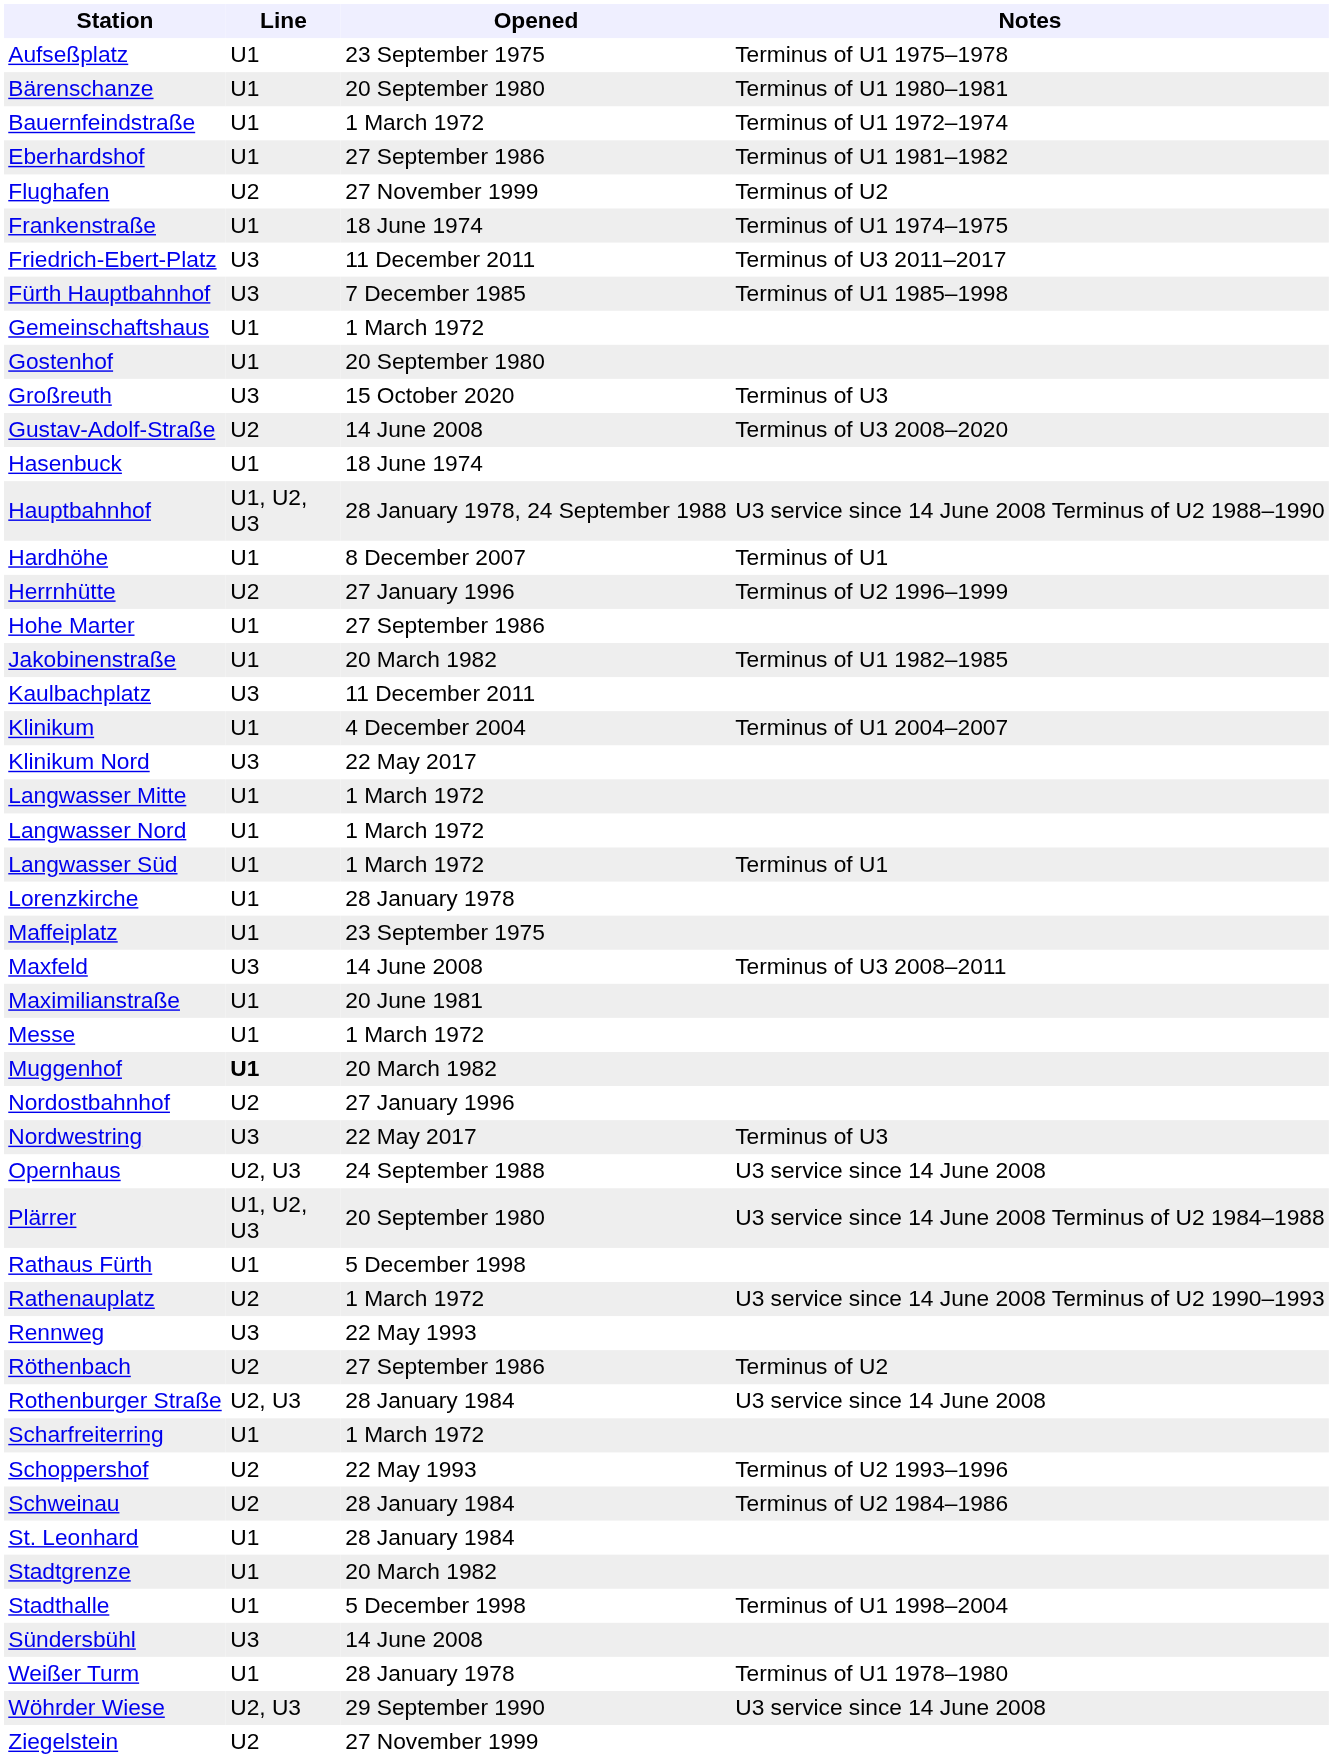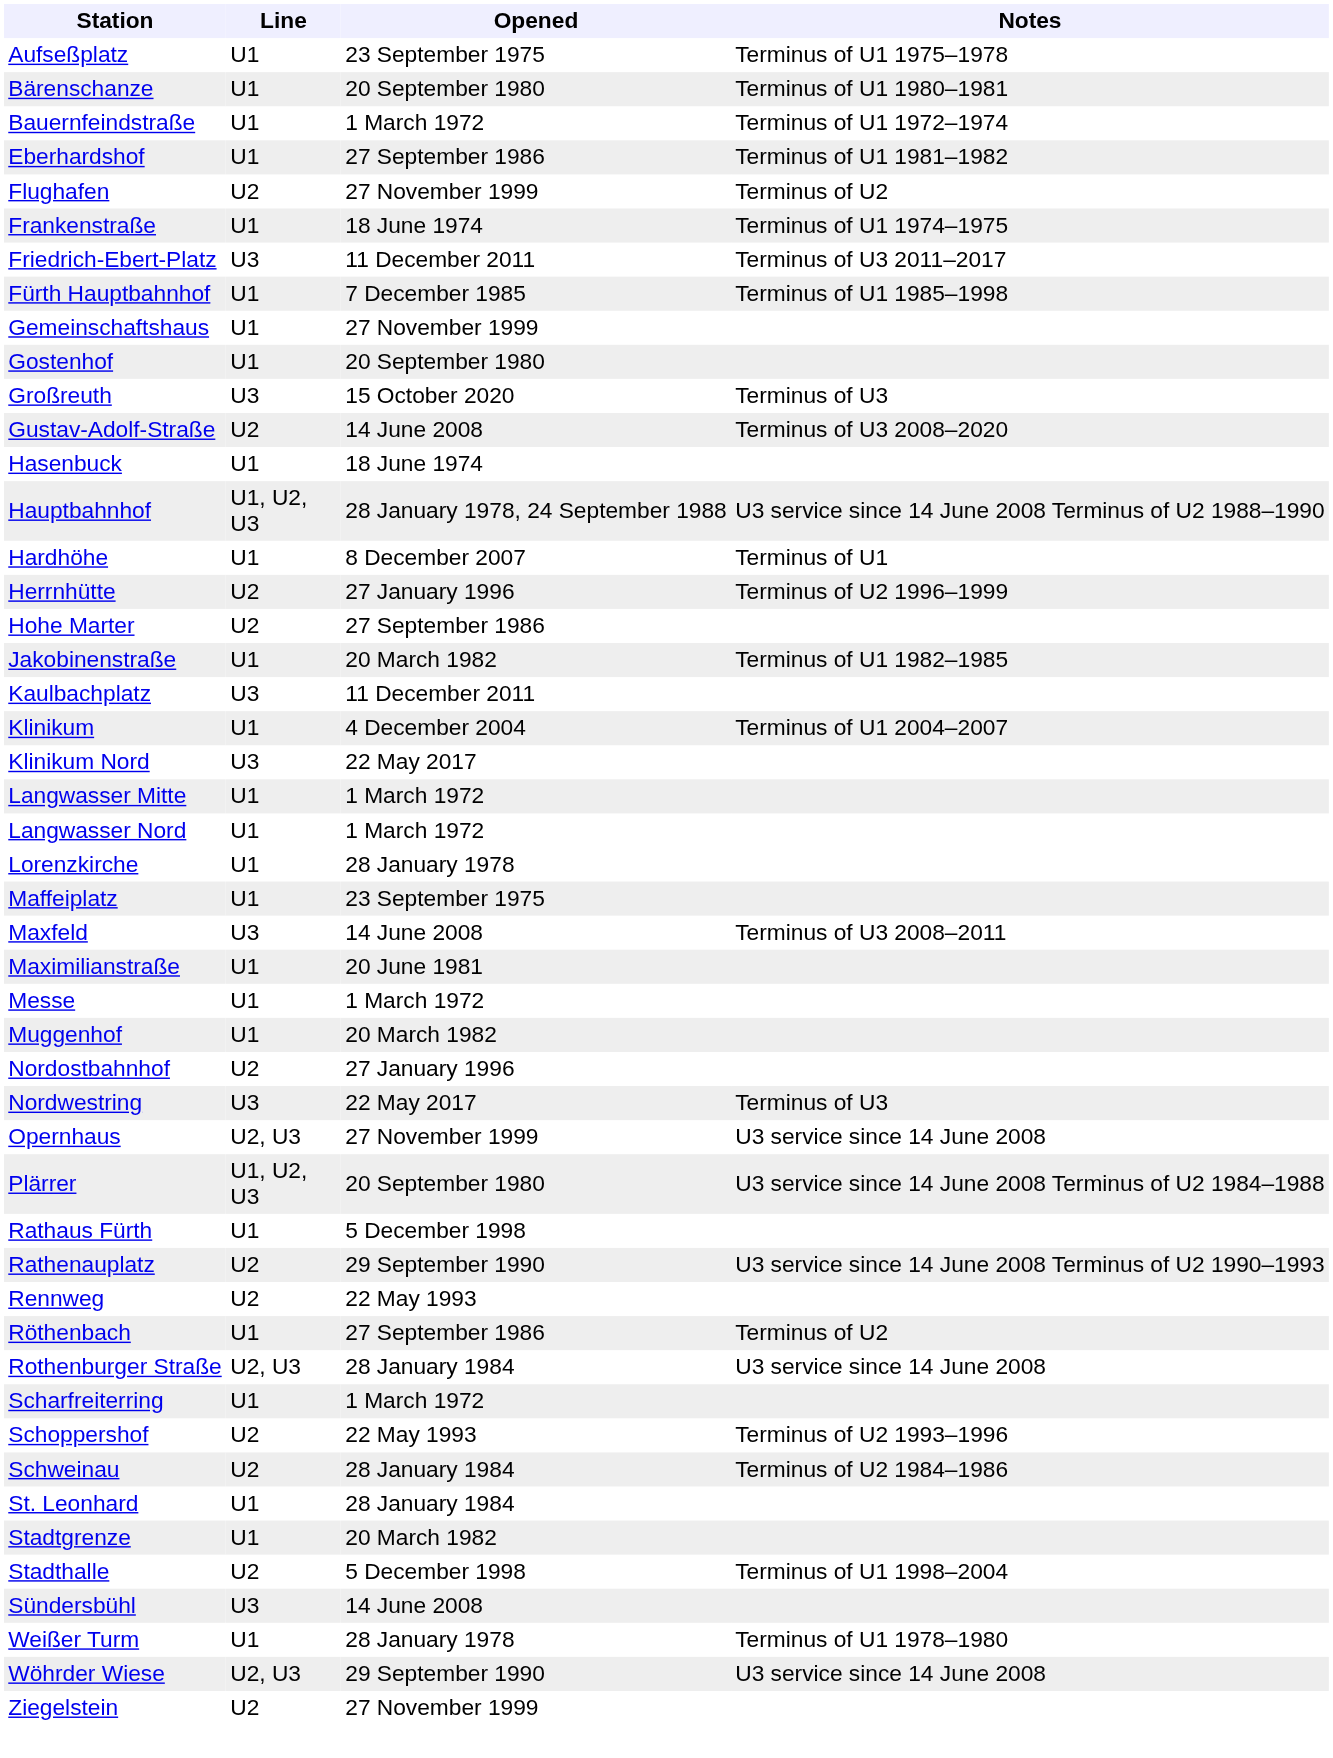(245, 293) U3 -> (245, 293) U1
(415, 327) 1 March 1972 -> (442, 327) 27 November 1999
(245, 625) U1 -> (245, 625) U2
- row: (93, 864)
(245, 1068) bold -> (245, 1034) normal
(445, 1171) 24 September 1988 -> (442, 1136) 27 November 1999
(415, 1298) 1 March 1972 -> (445, 1264) 29 September 1990
(245, 1332) U3 -> (245, 1298) U2
(245, 1366) U2 -> (245, 1332) U1
(245, 1605) U1 -> (245, 1571) U2
